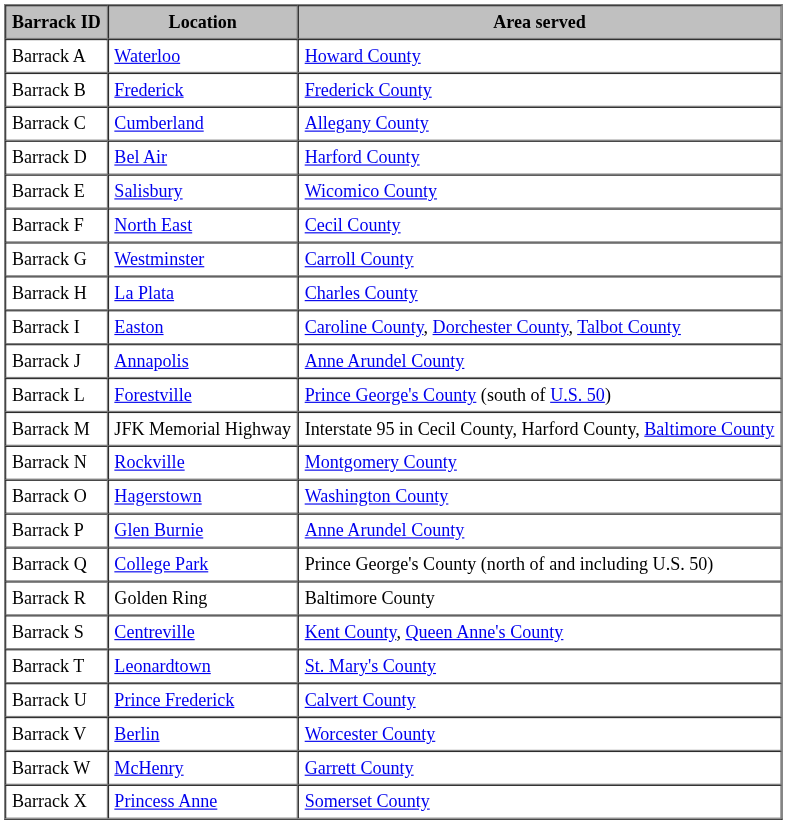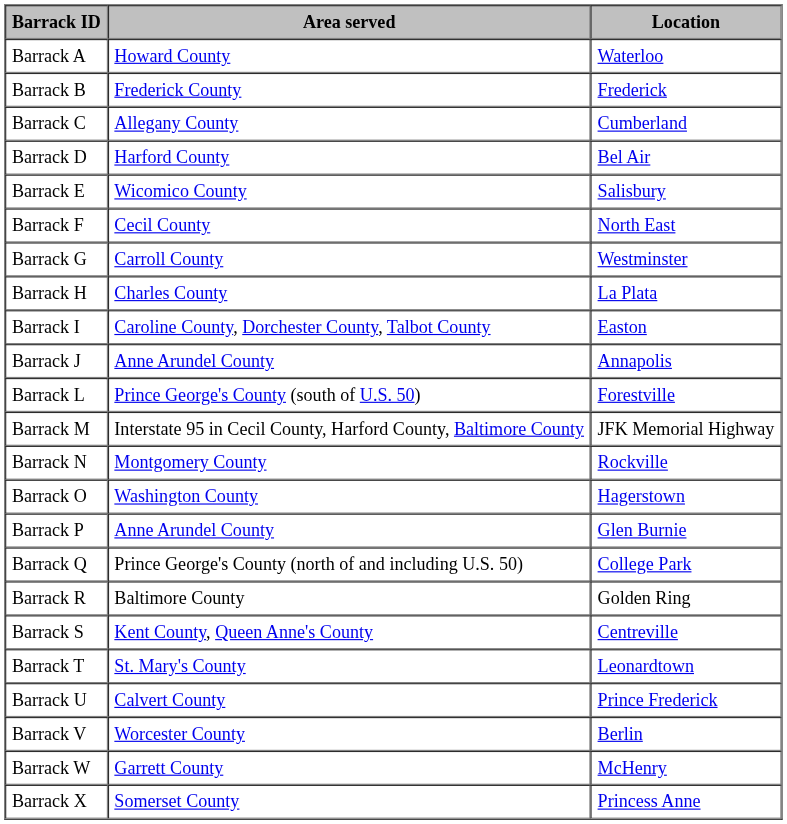columns swapped: (203, 22) <-> (540, 22)
